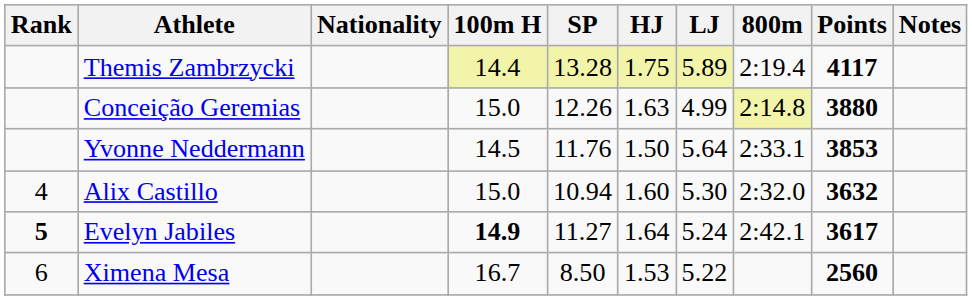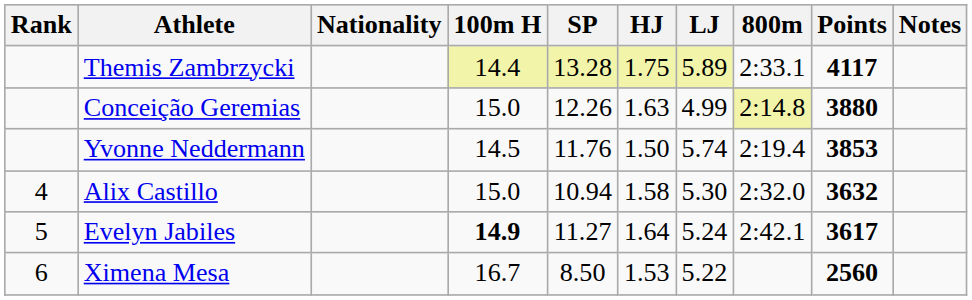(772, 66) 2:19.4 -> (772, 66) 2:33.1
(704, 149) 5.64 -> (704, 149) 5.74
(772, 149) 2:33.1 -> (772, 149) 2:19.4
(647, 190) 1.60 -> (647, 190) 1.58
(41, 231) bold -> (41, 231) normal
